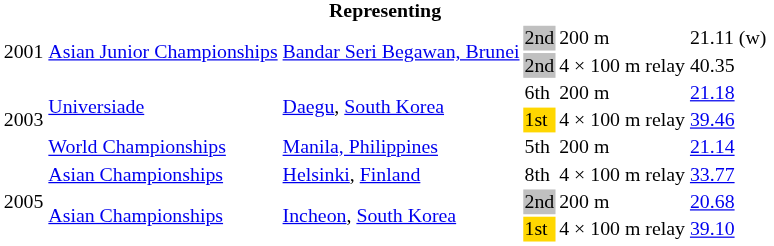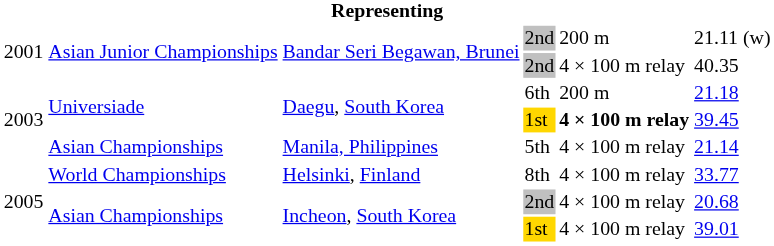(622, 119) normal -> (624, 119) bold
(712, 119) 39.46 -> (716, 119) 39.45
(137, 147) World Championships -> (136, 147) Asian Championships
(584, 147) 200 m -> (622, 147) 4 × 100 m relay
(136, 174) Asian Championships -> (137, 174) World Championships
(584, 201) 200 m -> (622, 201) 4 × 100 m relay
(712, 229) 39.10 -> (716, 229) 39.01
